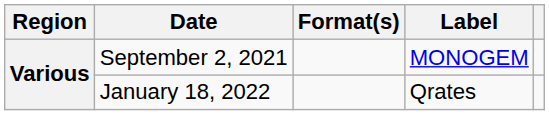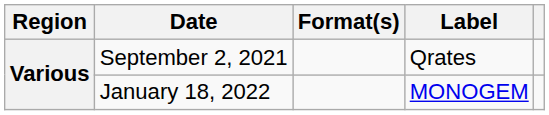(469, 57) MONOGEM -> (443, 57) Qrates
(443, 92) Qrates -> (469, 92) MONOGEM
